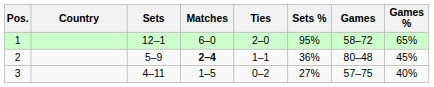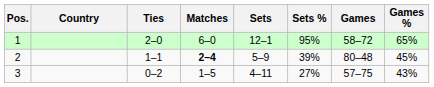columns swapped: (261, 18) <-> (154, 18)
(309, 57) 36% -> (309, 57) 39%
(407, 73) 40% -> (407, 73) 43%
